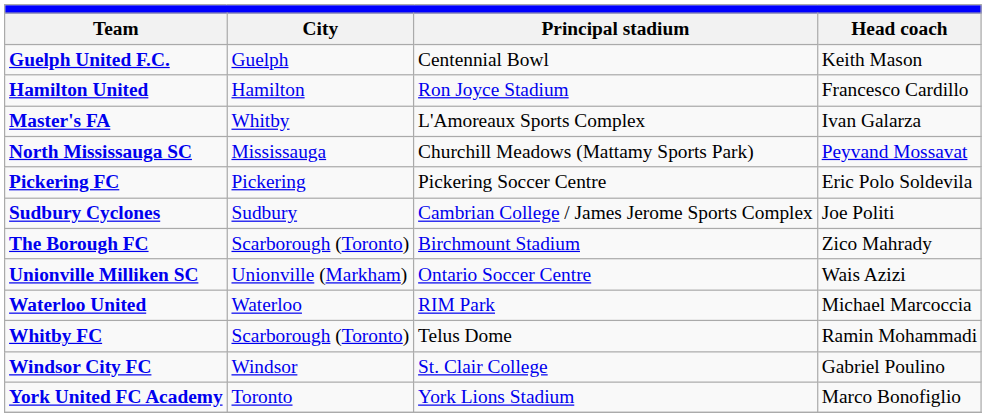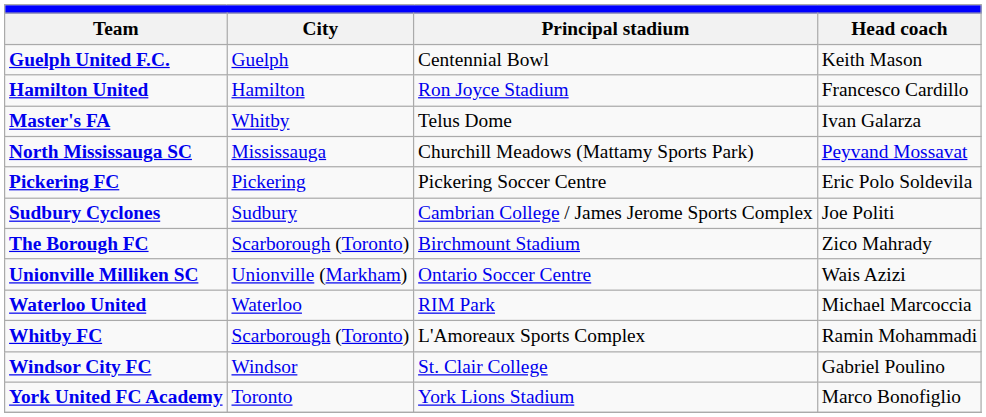(532, 120) L'Amoreaux Sports Complex -> (465, 120) Telus Dome
(465, 335) Telus Dome -> (532, 335) L'Amoreaux Sports Complex
